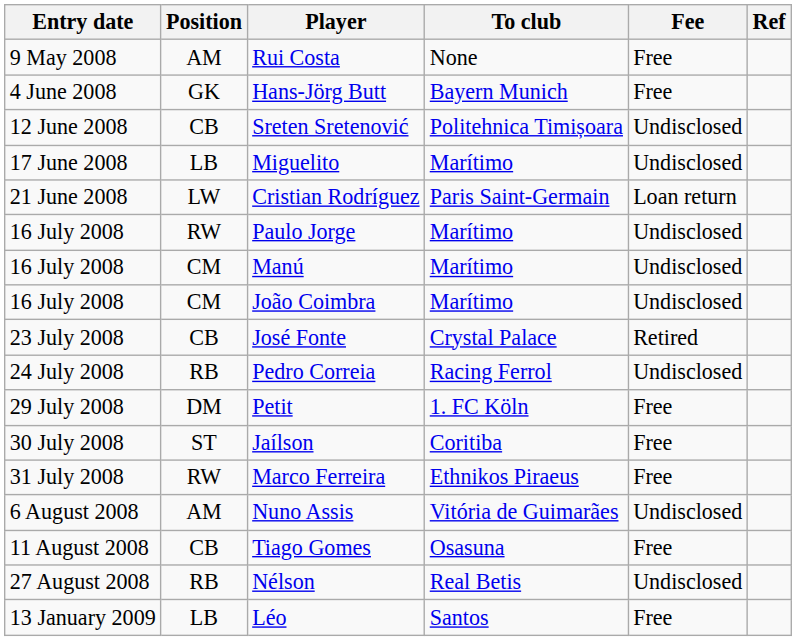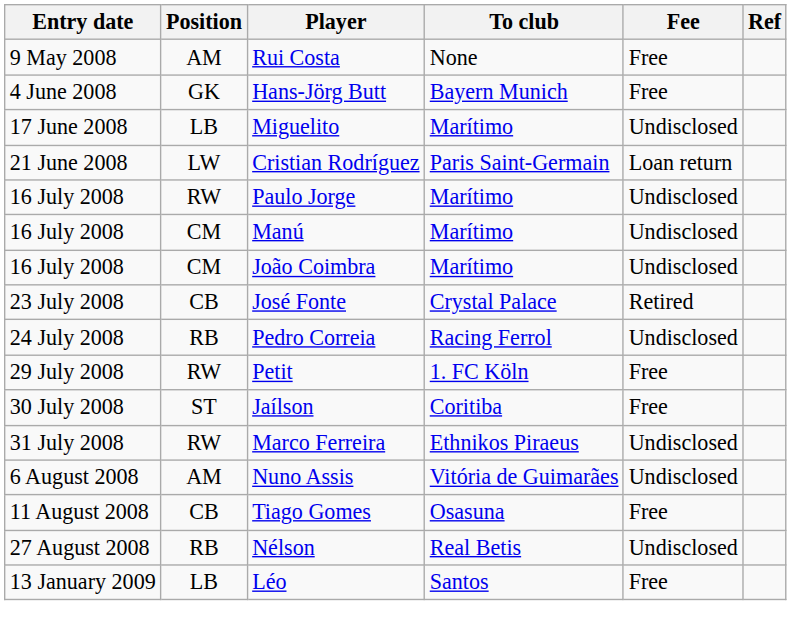- row: (330, 127)
(204, 407) DM -> (204, 372) RW
(653, 477) Free -> (683, 442) Undisclosed
